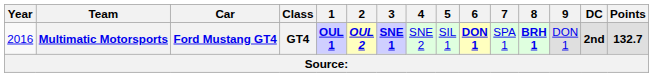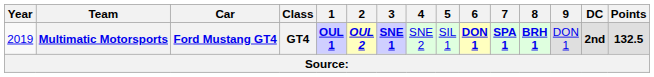(20, 38) 2016 -> (20, 38) 2019
(505, 38) normal -> (505, 38) bold
(628, 38) 132.7 -> (629, 38) 132.5
